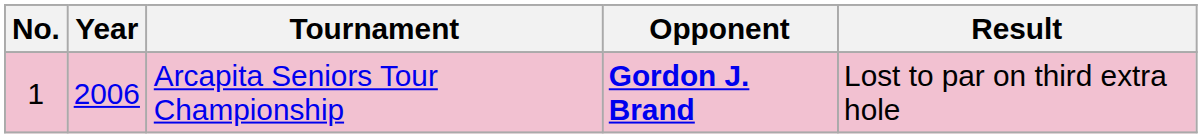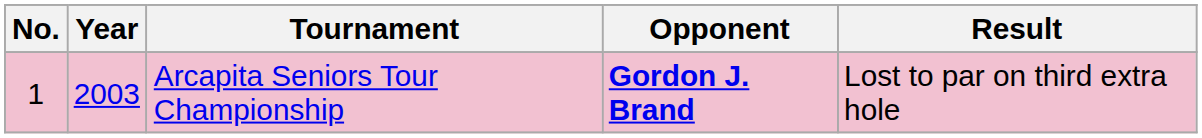(107, 93) 2006 -> (107, 93) 2003
